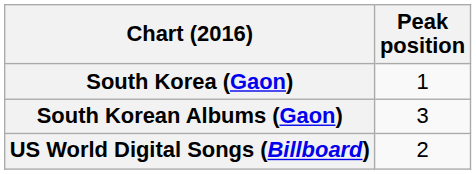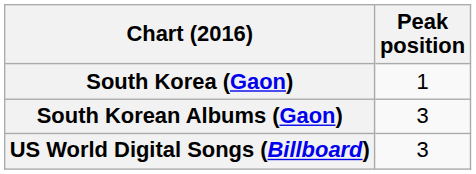(423, 150) 2 -> (423, 150) 3
